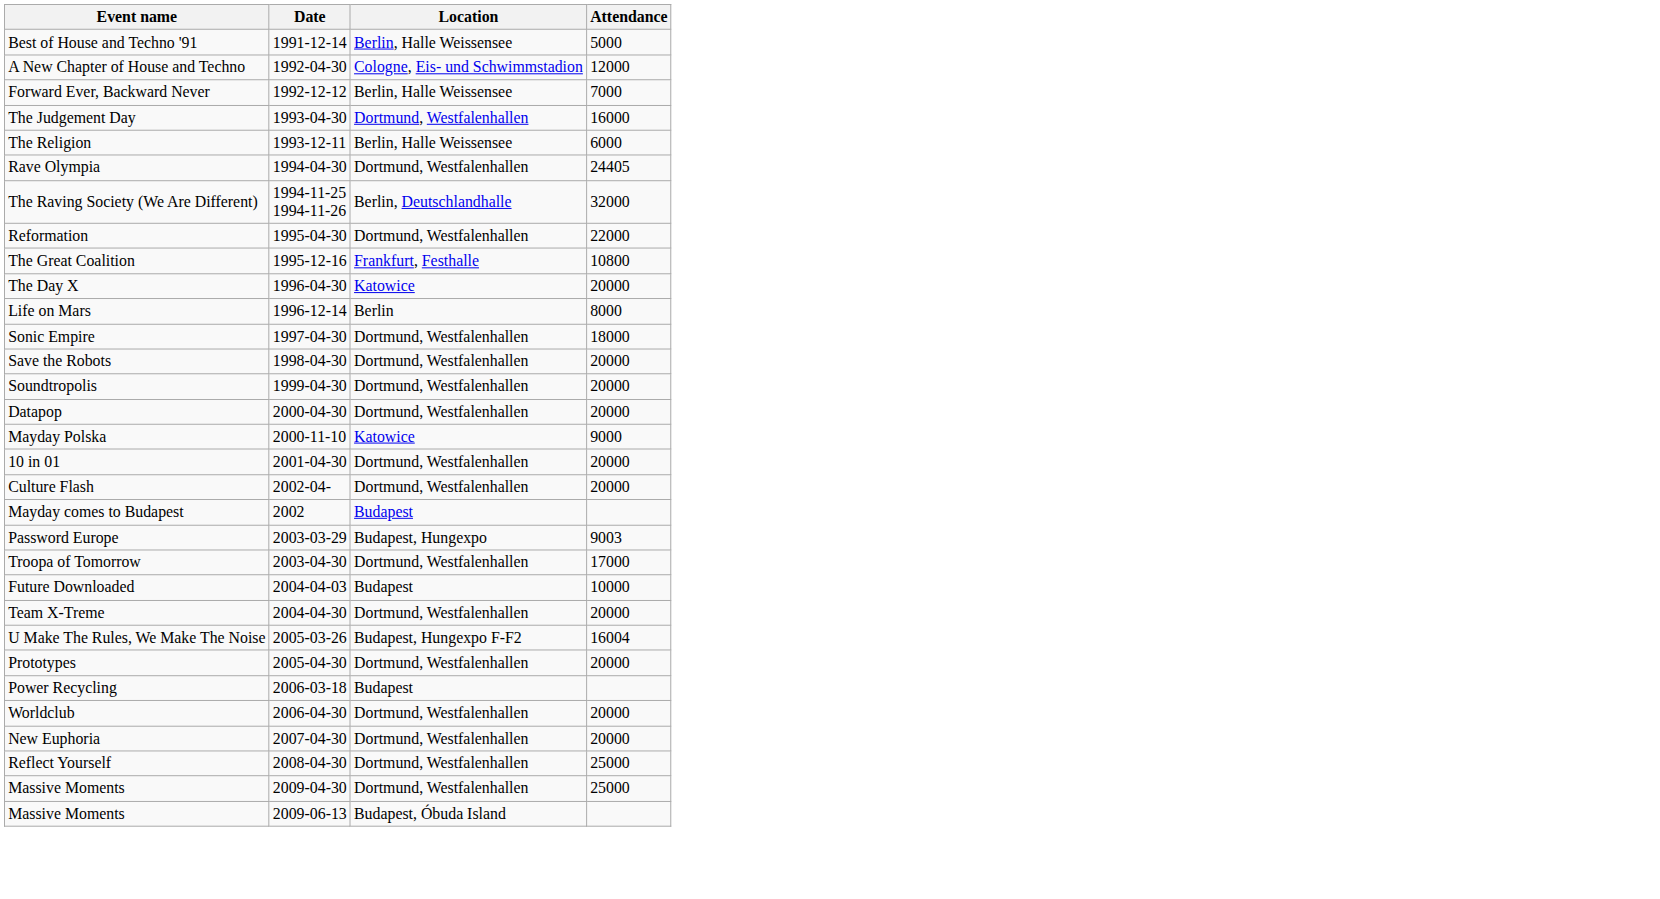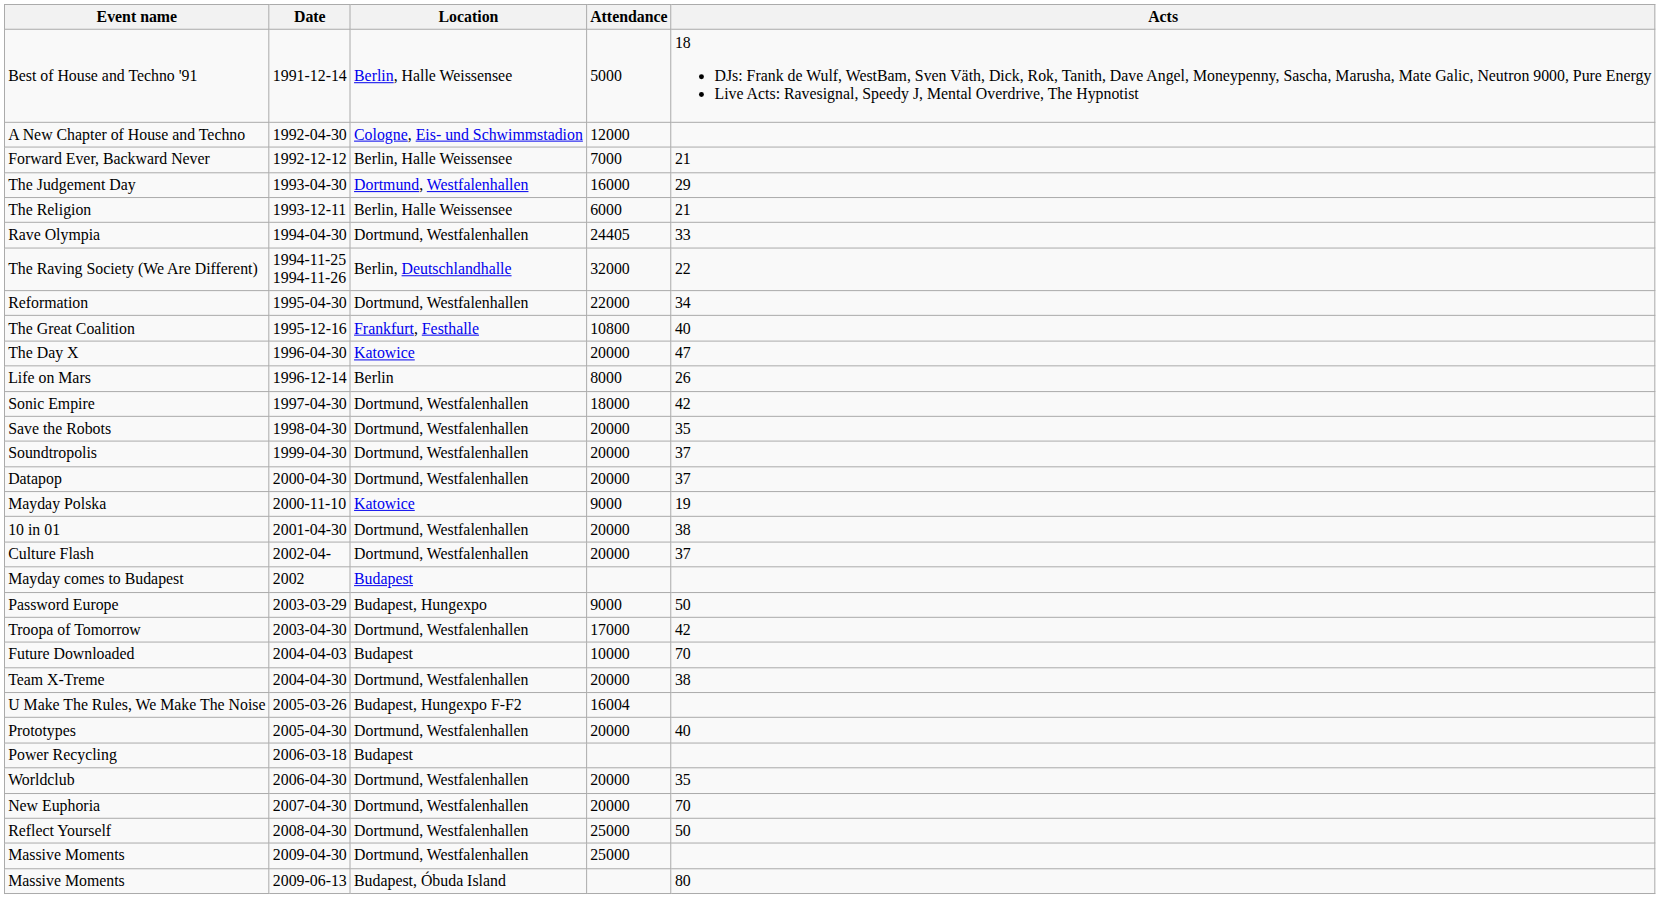+ column: (1163, 17)
(606, 537) 9003 -> (606, 604) 9000
